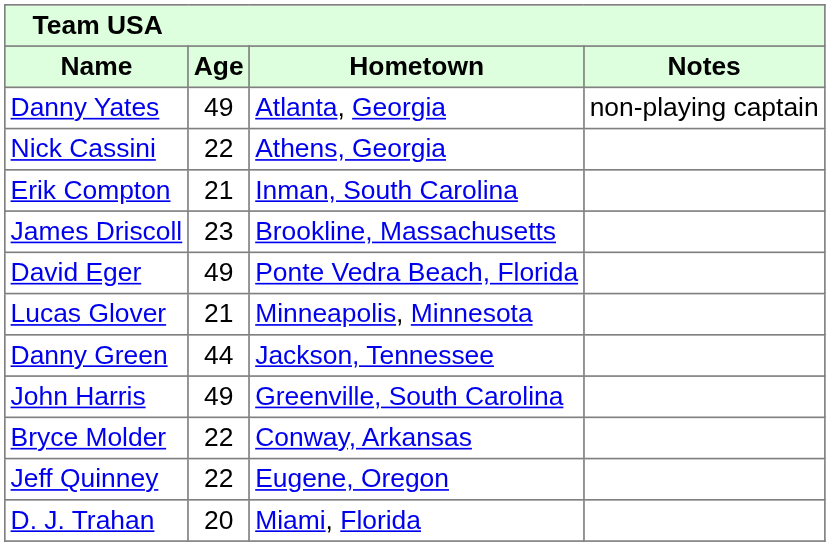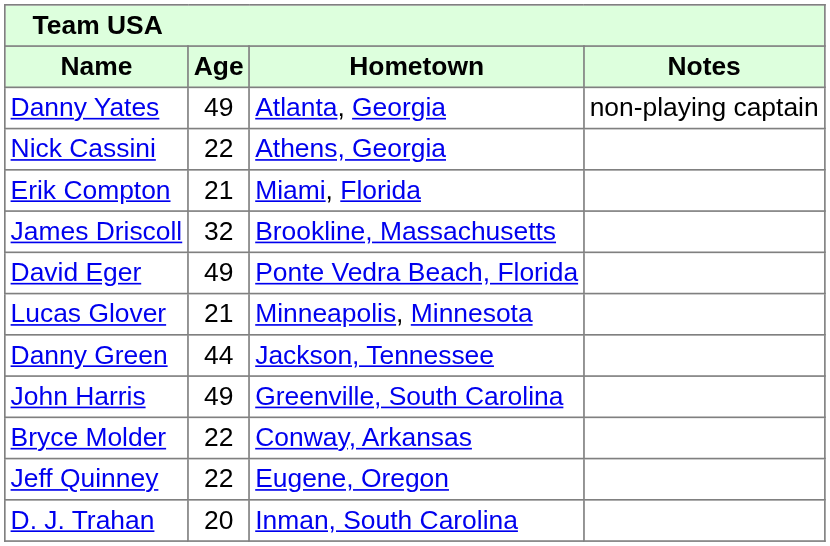(387, 190) Inman, South Carolina -> (338, 190) Miami, Florida
(219, 231) 23 -> (219, 231) 32
(338, 520) Miami, Florida -> (387, 520) Inman, South Carolina
